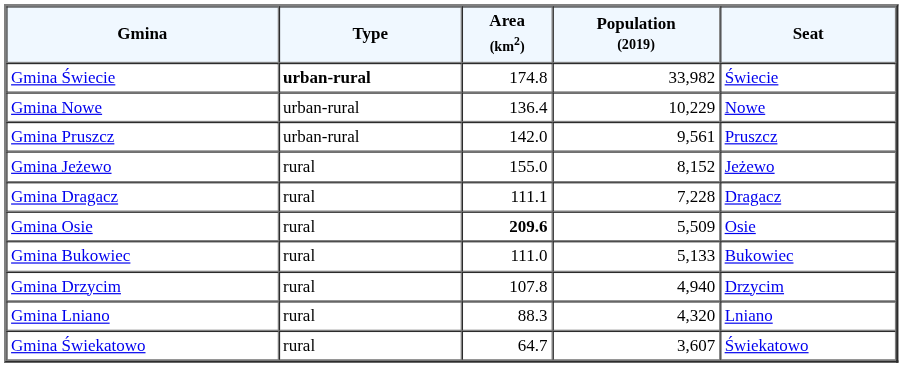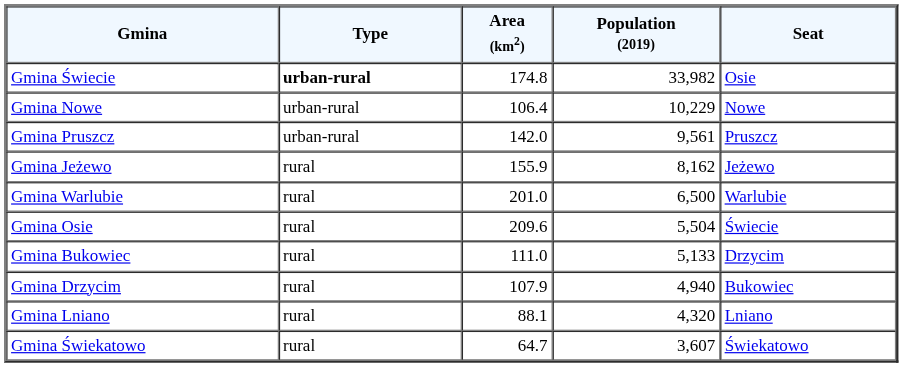(752, 77) Świecie -> (740, 77) Osie
(528, 106) 136.4 -> (528, 106) 106.4
(528, 166) 155.0 -> (528, 166) 155.9
(696, 166) 8,152 -> (696, 166) 8,162
- row: (65, 196)
+ row: (67, 196)
(528, 226) bold -> (528, 226) normal
(696, 226) 5,509 -> (696, 226) 5,504
(740, 226) Osie -> (752, 226) Świecie
(759, 256) Bukowiec -> (754, 256) Drzycim
(528, 285) 107.8 -> (528, 285) 107.9
(754, 285) Drzycim -> (759, 285) Bukowiec
(533, 315) 88.3 -> (533, 315) 88.1
